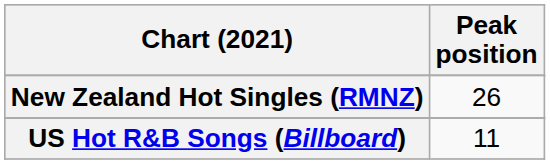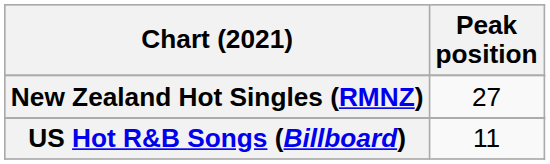(487, 96) 26 -> (487, 96) 27
